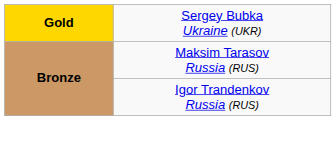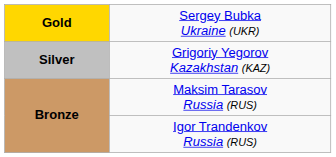+ row: (220, 59)
